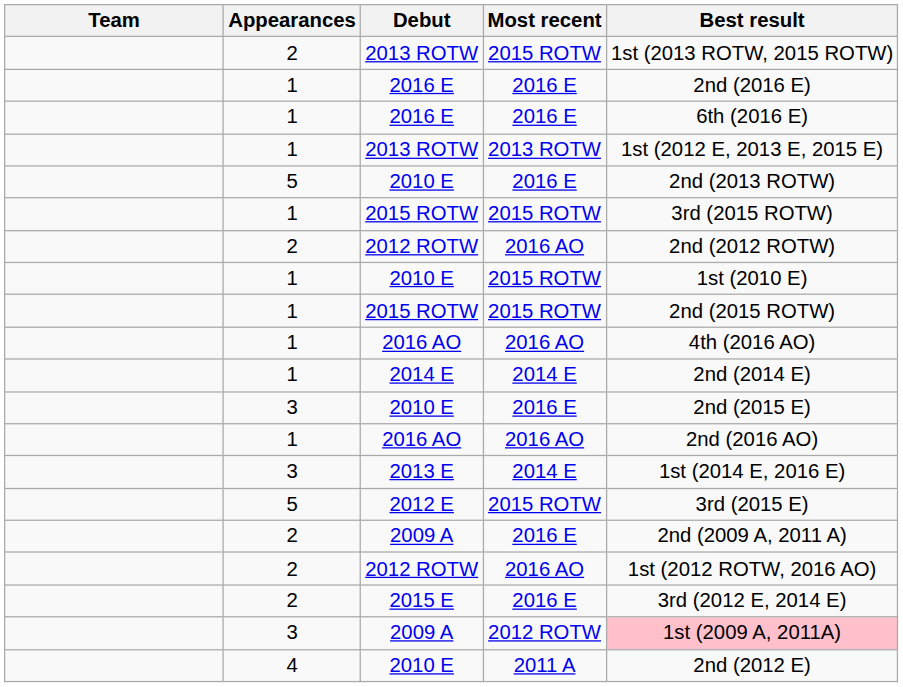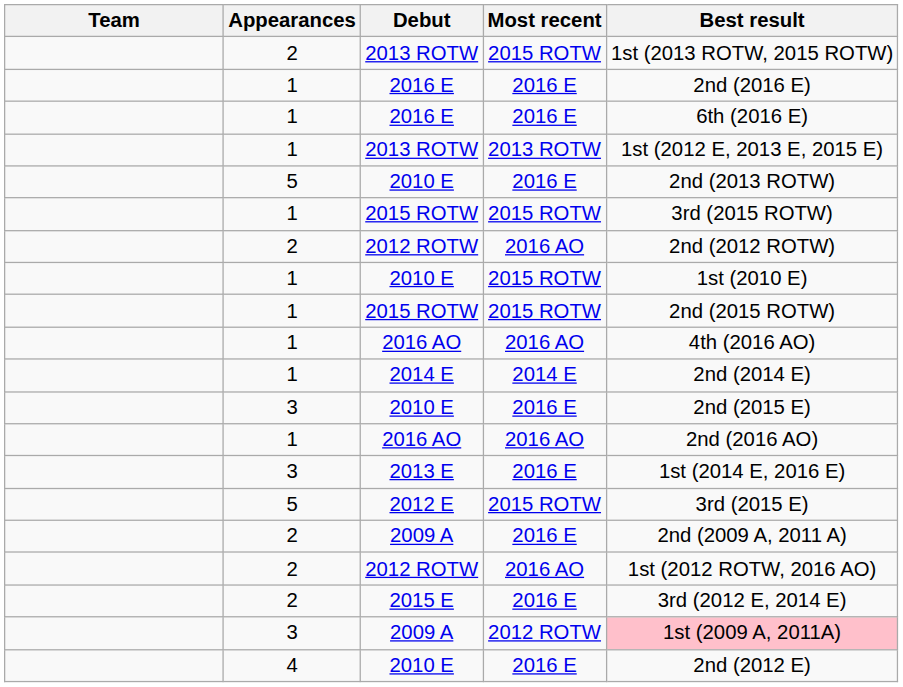(545, 471) 2014 E -> (545, 471) 2016 E
(545, 665) 2011 A -> (545, 665) 2016 E
